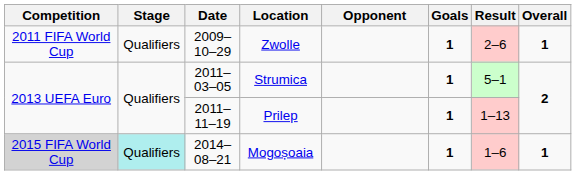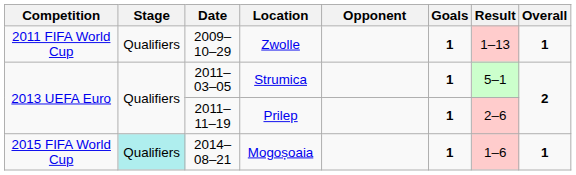(495, 44) 2–6 -> (495, 44) 1–13
(495, 116) 1–13 -> (495, 116) 2–6
(61, 152) lightgrey background -> (61, 152) no background
